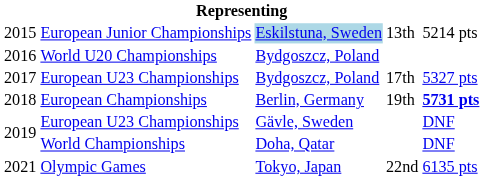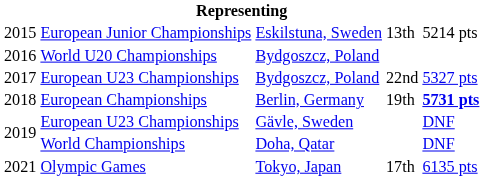(319, 33) lightblue background -> (319, 33) no background
(400, 77) 17th -> (402, 77) 22nd
(402, 166) 22nd -> (400, 166) 17th
